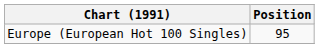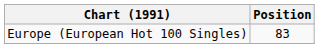(282, 34) 95 -> (282, 34) 83
